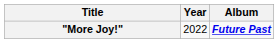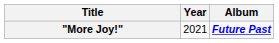(195, 30) 2022 -> (195, 30) 2021
